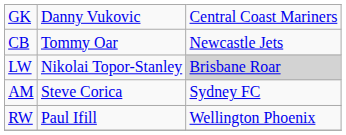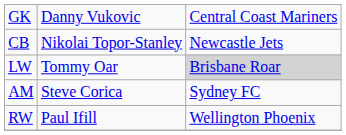(79, 42) Tommy Oar -> (112, 42) Nikolai Topor-Stanley
(112, 67) Nikolai Topor-Stanley -> (79, 67) Tommy Oar
